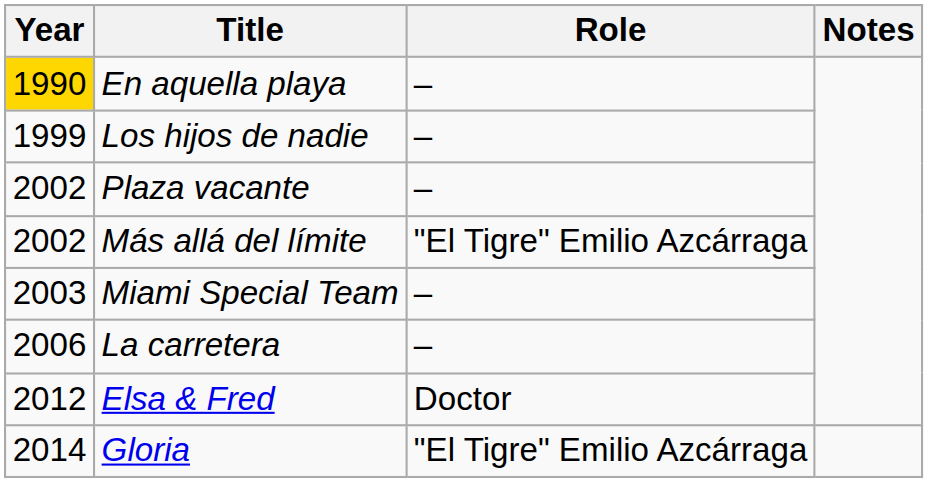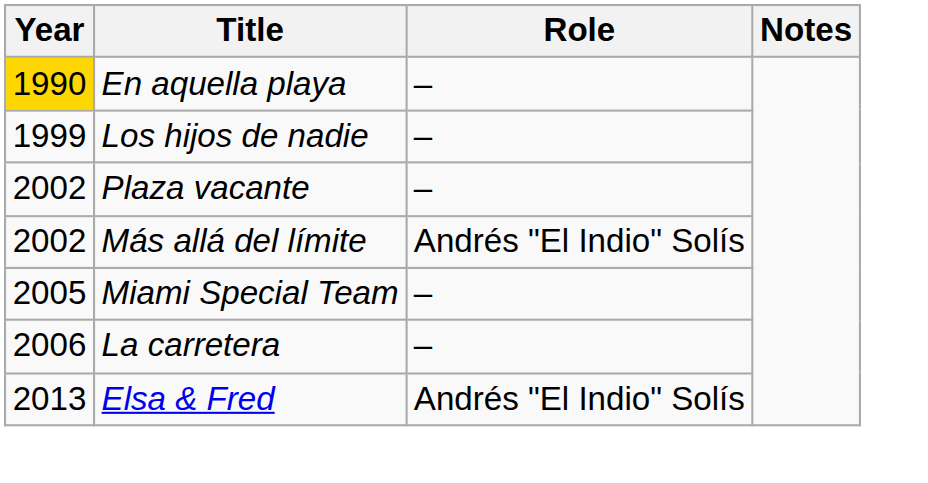(611, 240) "El Tigre" Emilio Azcárraga -> (579, 240) Andrés "El Indio" Solís
(50, 293) 2003 -> (50, 293) 2005
(50, 398) 2012 -> (50, 398) 2013
(463, 398) Doctor -> (579, 398) Andrés "El Indio" Solís
- row: (146, 450)
